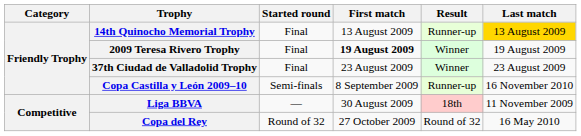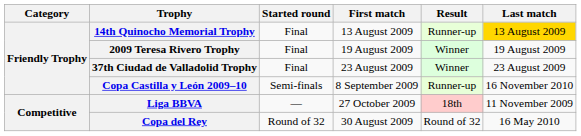(377, 49) bold -> (377, 49) normal
(377, 103) 30 August 2009 -> (377, 103) 27 October 2009
(377, 121) 27 October 2009 -> (377, 121) 30 August 2009
